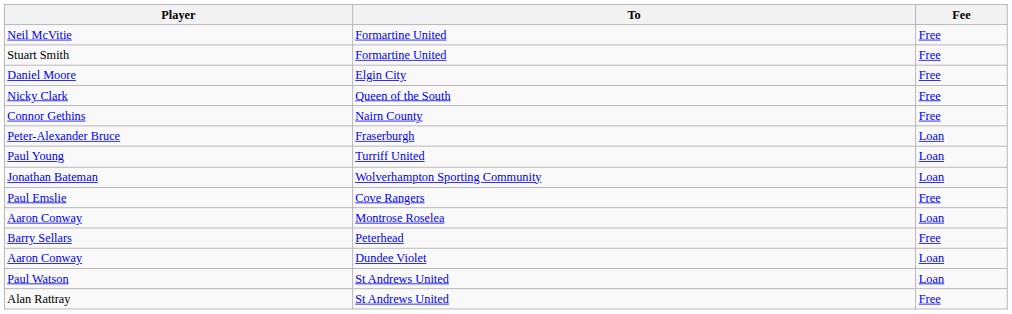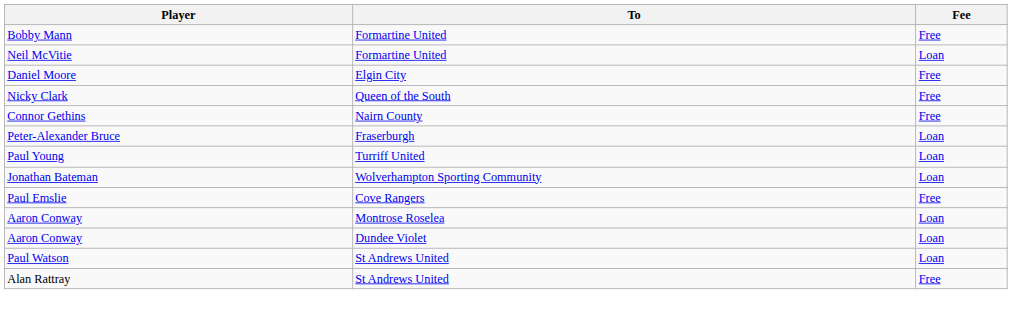+ row: (40, 35)
(930, 35) Free -> (931, 55) Loan
- row: (38, 55)
- row: (40, 238)
